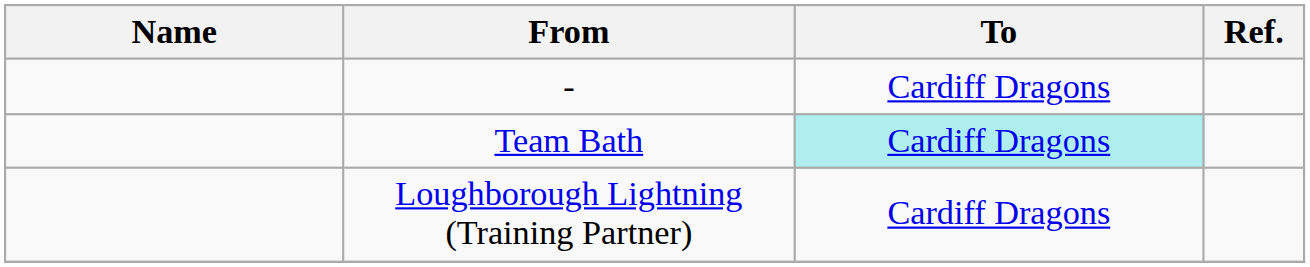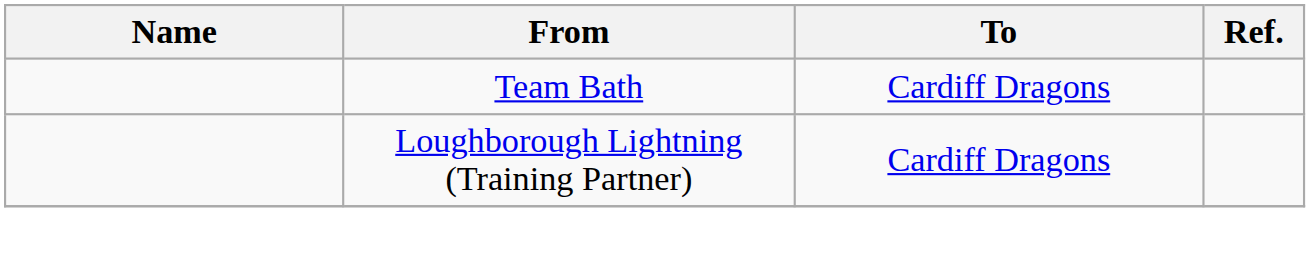- row: (569, 85)
(999, 140) paleturquoise background -> (999, 85) no background
